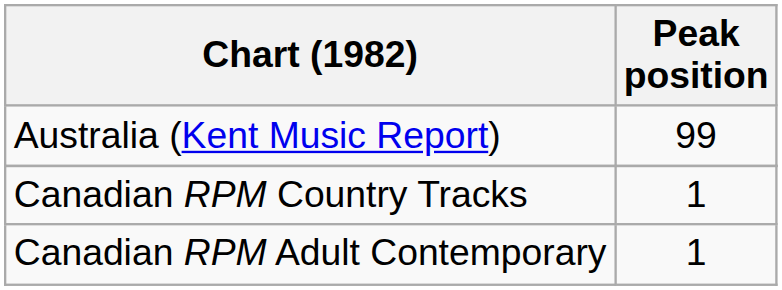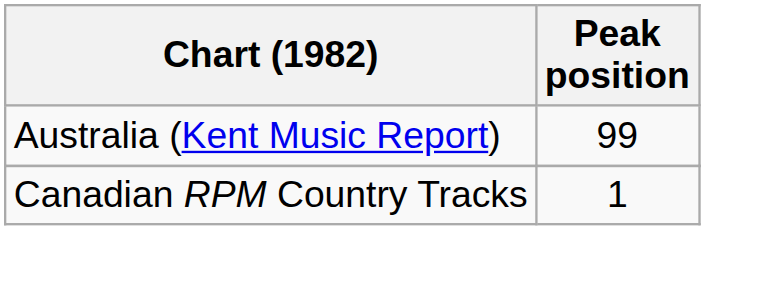- row: (310, 253)
